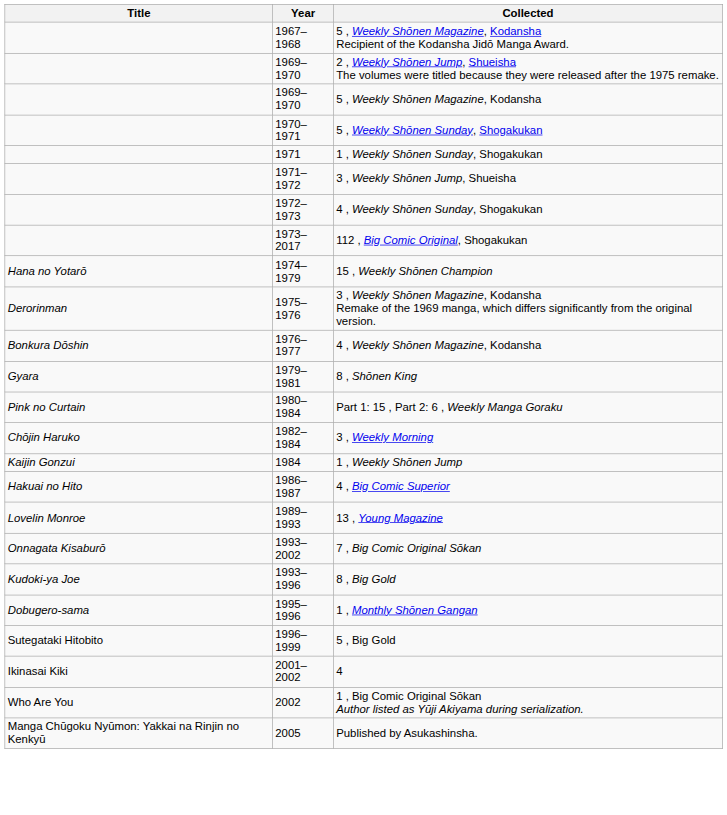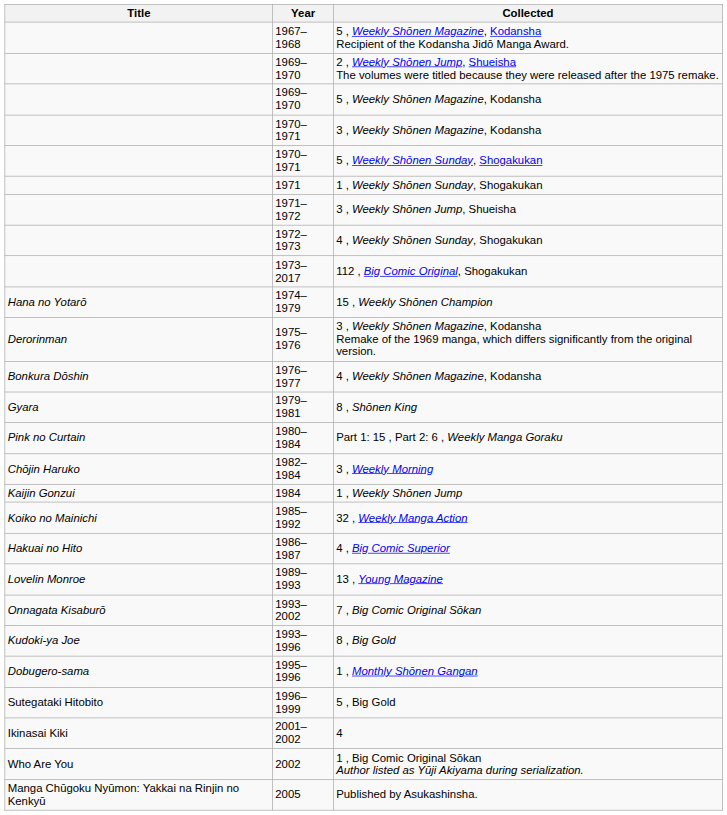+ row: (439, 130)
+ row: (402, 517)
